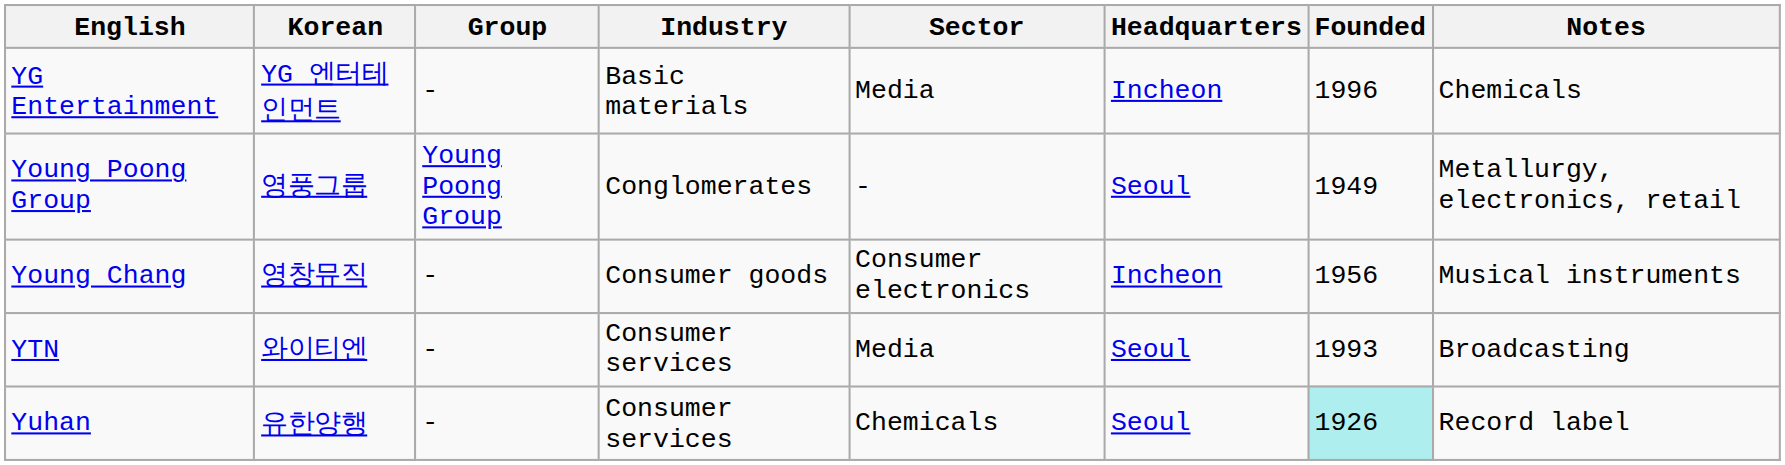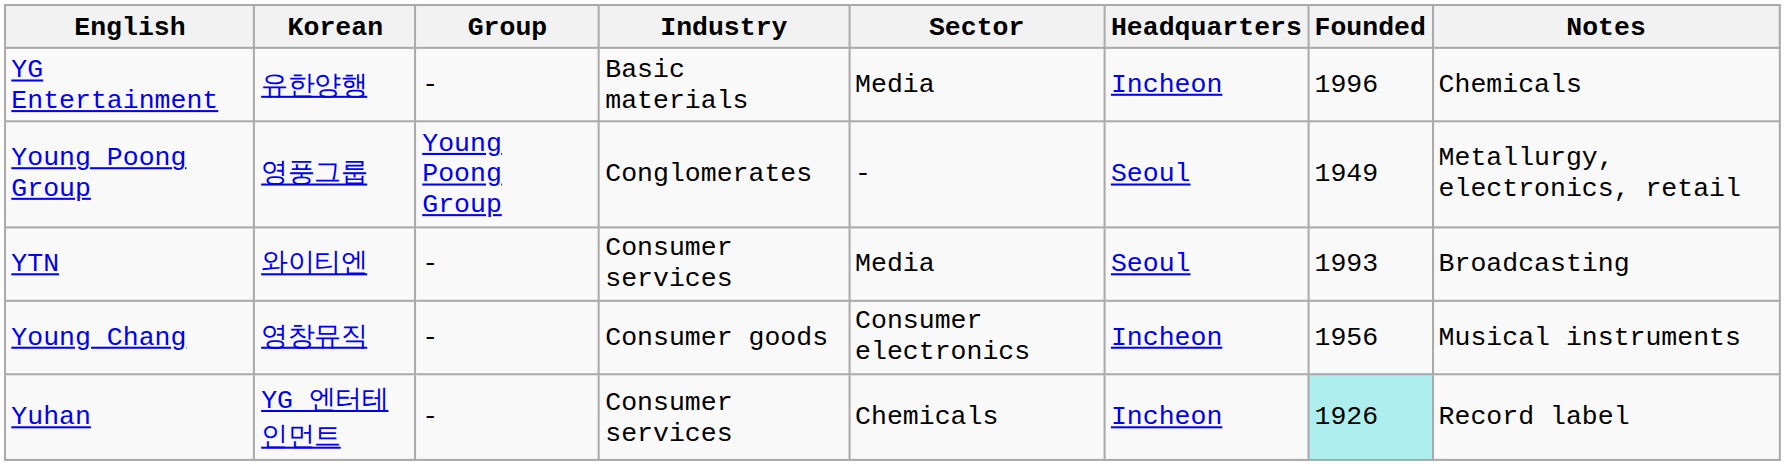(325, 92) YG 엔터테인먼트 -> (314, 86) 유한양행
rows swapped: (99, 276) <-> (35, 349)
(314, 424) 유한양행 -> (325, 418) YG 엔터테인먼트
(1151, 423) Seoul -> (1167, 417) Incheon
